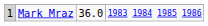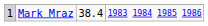(91, 13) 36.0 -> (91, 13) 38.4
